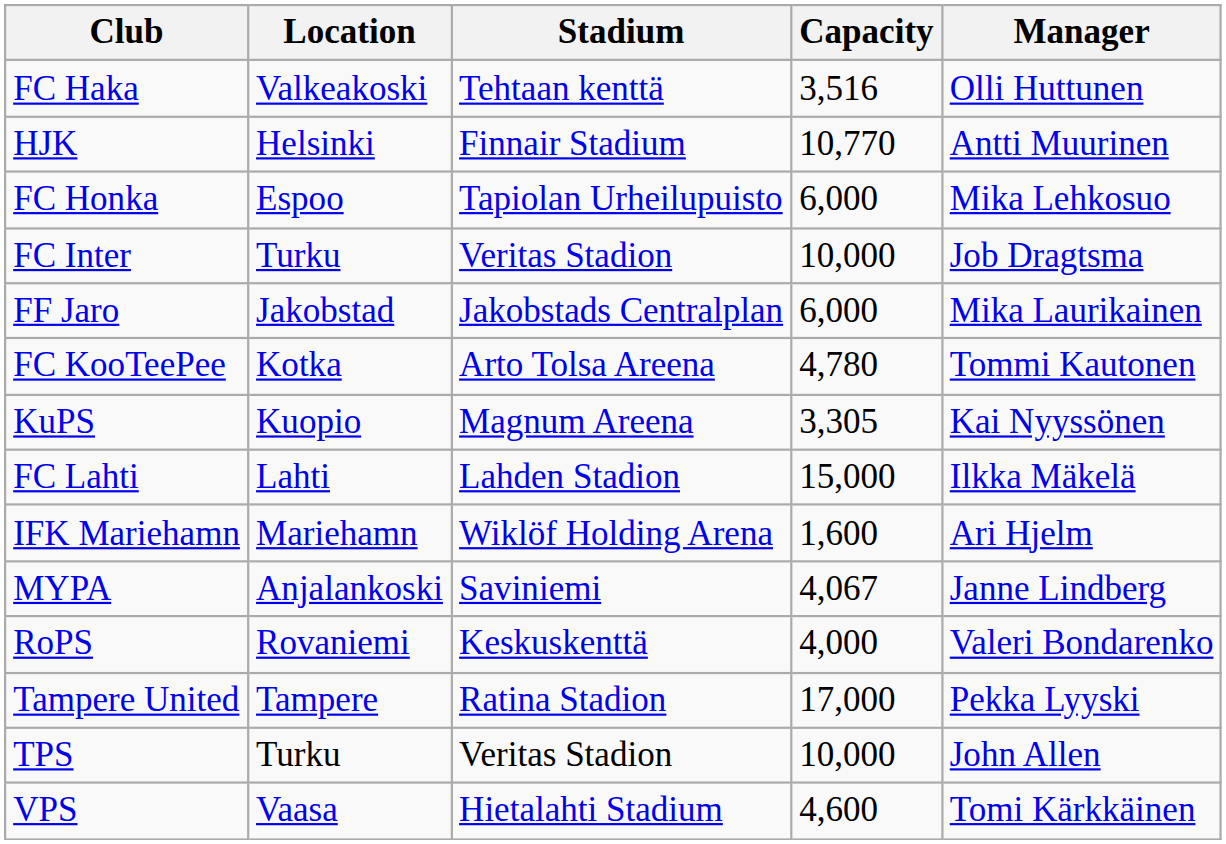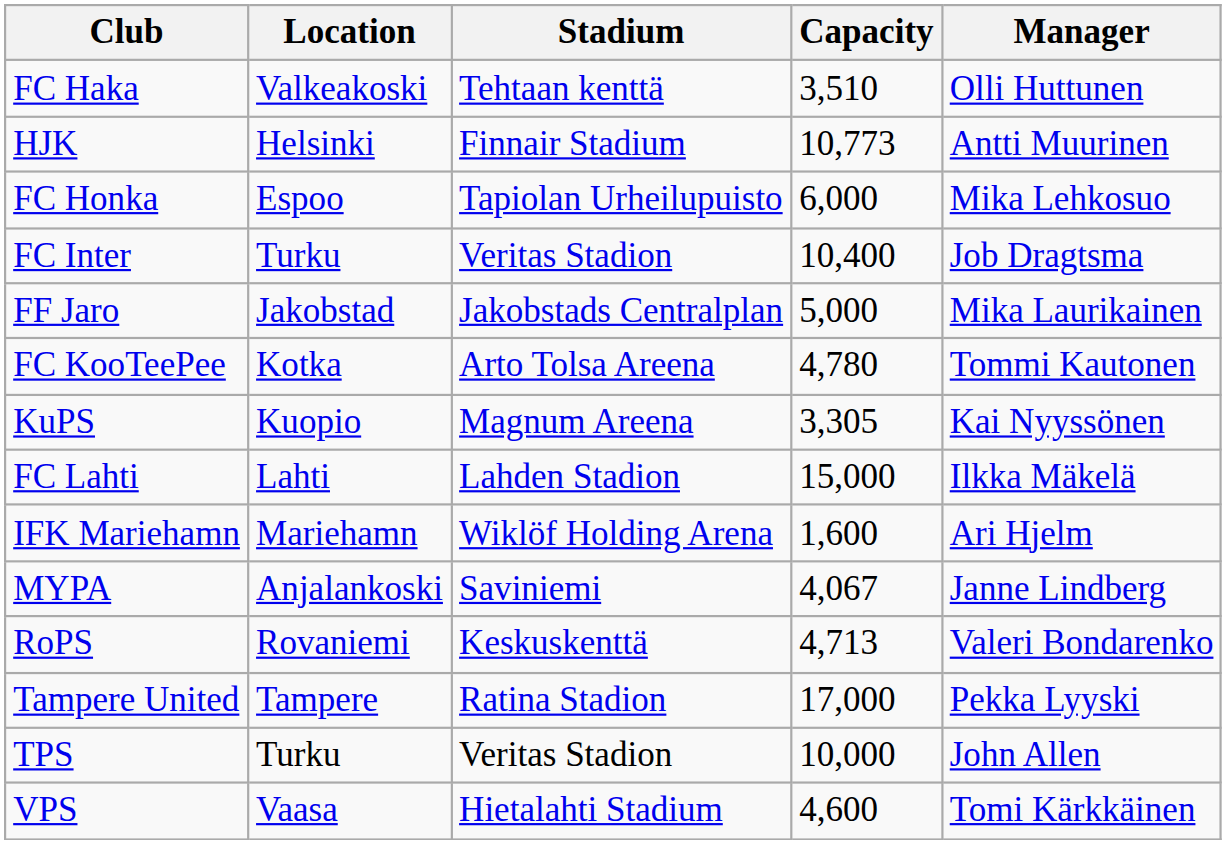(839, 87) 3,516 -> (839, 87) 3,510
(847, 143) 10,770 -> (847, 143) 10,773
(847, 254) 10,000 -> (847, 254) 10,400
(839, 310) 6,000 -> (839, 310) 5,000
(839, 643) 4,000 -> (839, 643) 4,713
